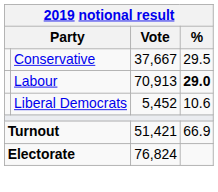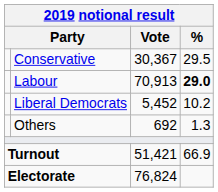(156, 59) 37,667 -> (156, 59) 30,367
(197, 103) 10.6 -> (197, 103) 10.2
+ row: (35, 125)
